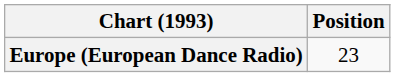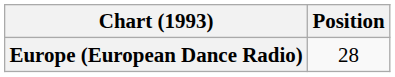(349, 54) 23 -> (349, 54) 28
